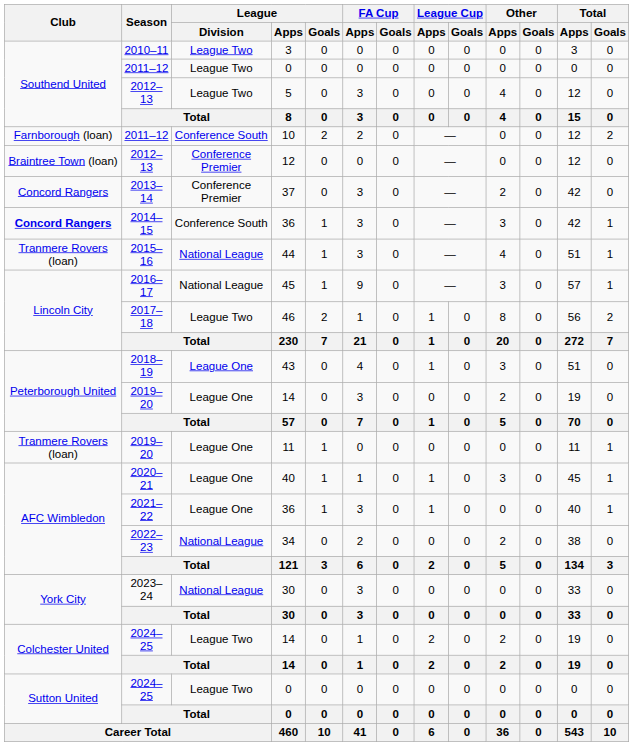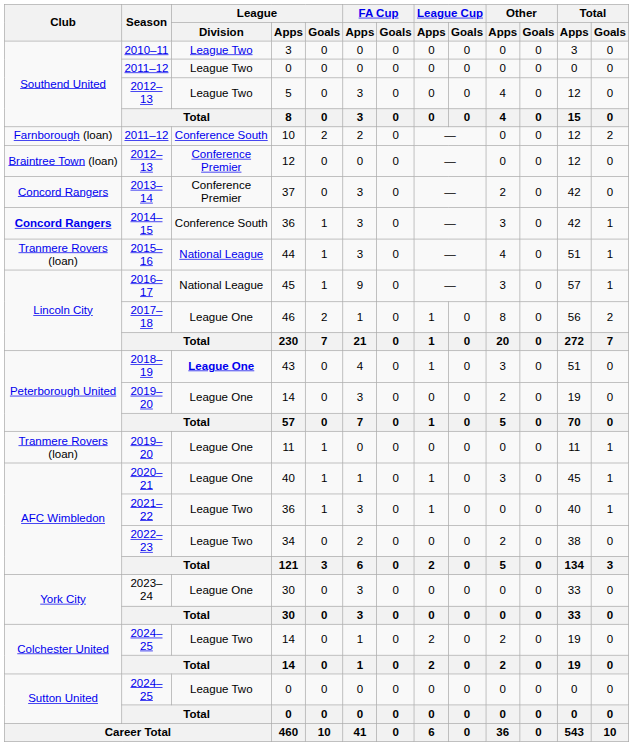(221, 317) League Two -> (221, 317) League One
(221, 366) normal -> (221, 366) bold
(221, 509) League One -> (221, 509) League Two
(221, 541) National League -> (221, 541) League Two
(221, 590) National League -> (221, 590) League One
